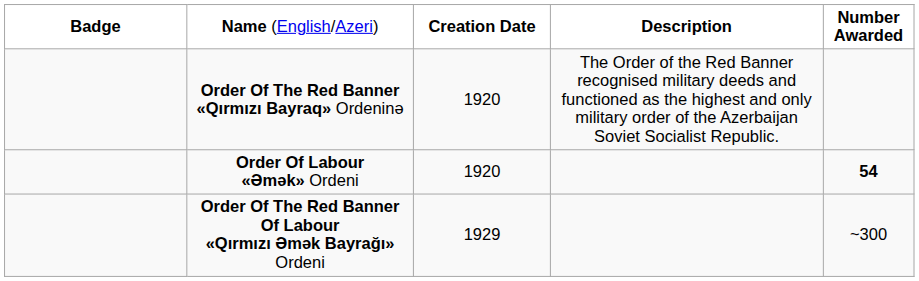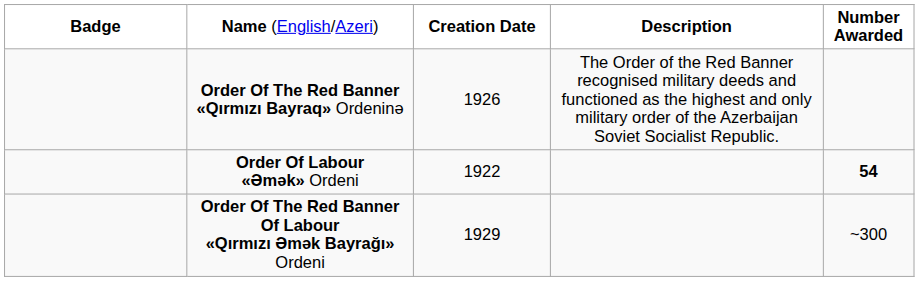(482, 99) 1920 -> (482, 99) 1926
(482, 171) 1920 -> (482, 171) 1922
